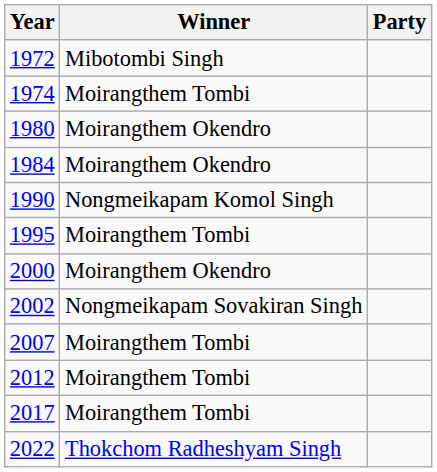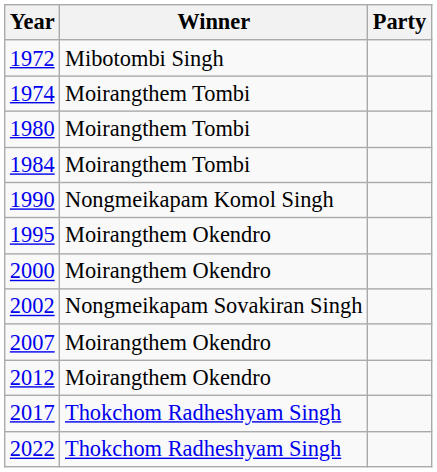(168, 128) Moirangthem Okendro -> (158, 128) Moirangthem Tombi
(168, 164) Moirangthem Okendro -> (158, 164) Moirangthem Tombi
(158, 235) Moirangthem Tombi -> (168, 235) Moirangthem Okendro
(158, 341) Moirangthem Tombi -> (168, 341) Moirangthem Okendro
(158, 377) Moirangthem Tombi -> (168, 377) Moirangthem Okendro
(158, 413) Moirangthem Tombi -> (203, 413) Thokchom Radheshyam Singh
